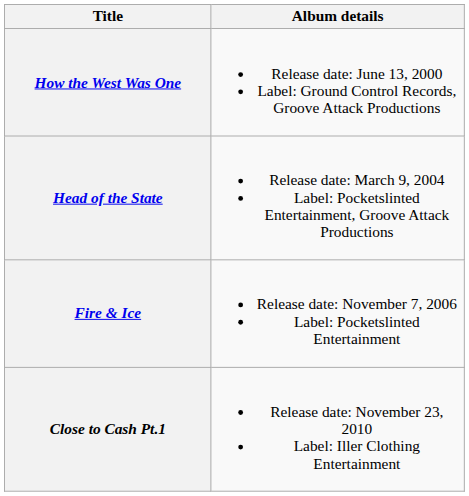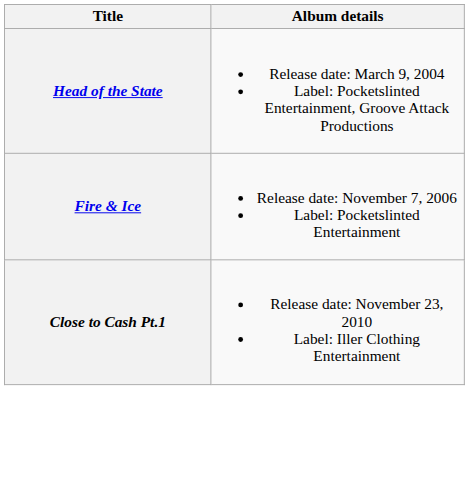- row: (108, 82)
